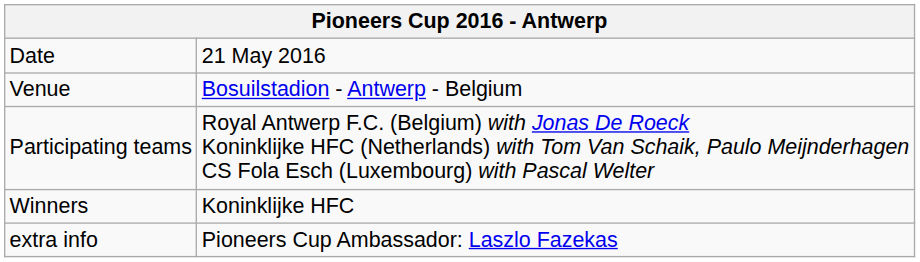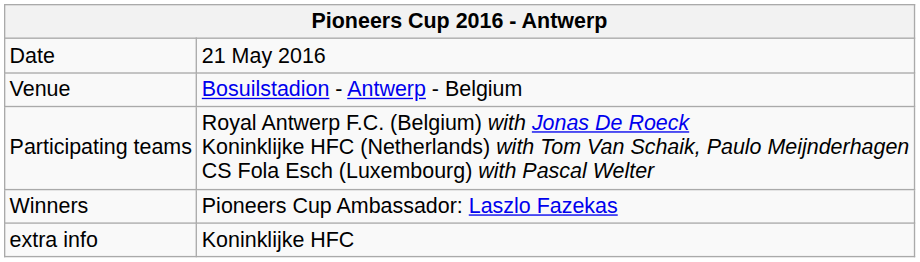(278, 205) Koninklijke HFC -> (410, 205) Pioneers Cup Ambassador: Laszlo Fazekas
(410, 239) Pioneers Cup Ambassador: Laszlo Fazekas -> (278, 239) Koninklijke HFC
